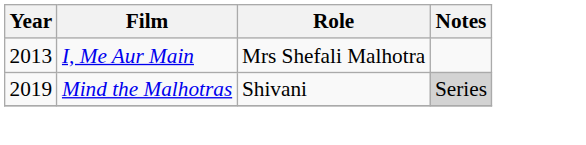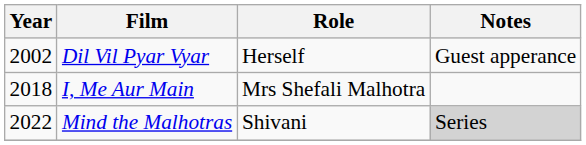+ row: (136, 55)
(31, 55) 2013 -> (31, 88) 2018
(31, 88) 2019 -> (31, 122) 2022
